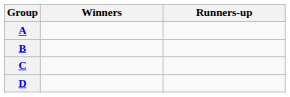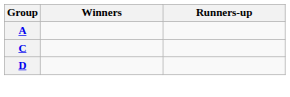- row: (22, 48)
